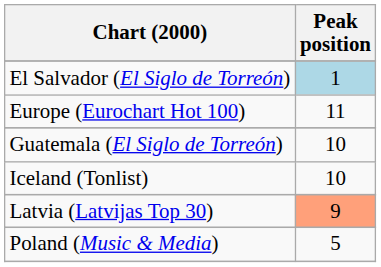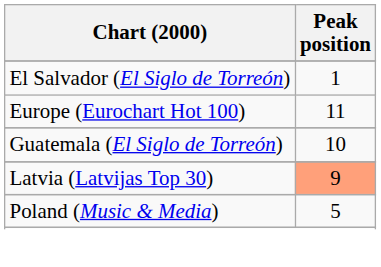(335, 77) lightblue background -> (335, 77) no background
- row: (79, 177)
